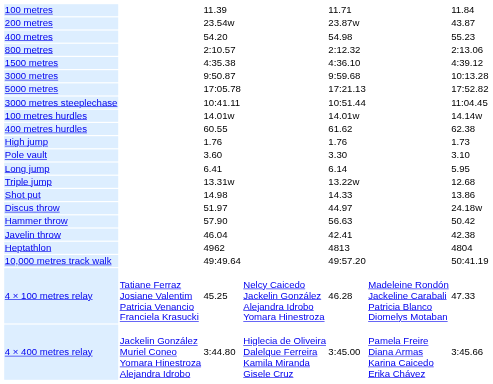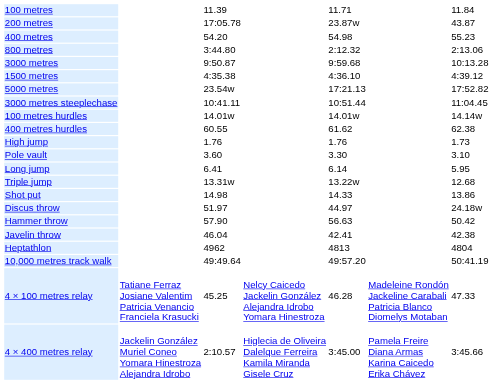(219, 23) 23.54w -> (222, 23) 17:05.78
(220, 50) 2:10.57 -> (220, 50) 3:44.80
rows swapped: (31, 63) <-> (31, 76)
(222, 89) 17:05.78 -> (219, 89) 23.54w
(220, 352) 3:44.80 -> (220, 352) 2:10.57
